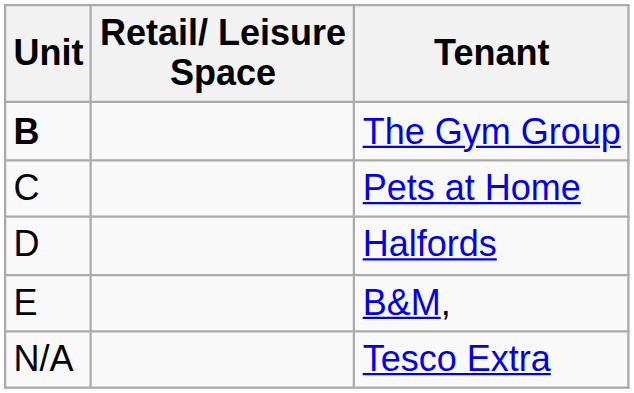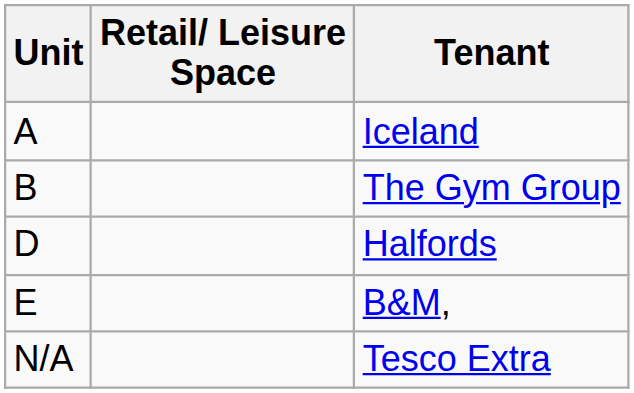+ row: (421, 130)
(26, 130) bold -> (25, 187) normal
- row: (472, 187)
